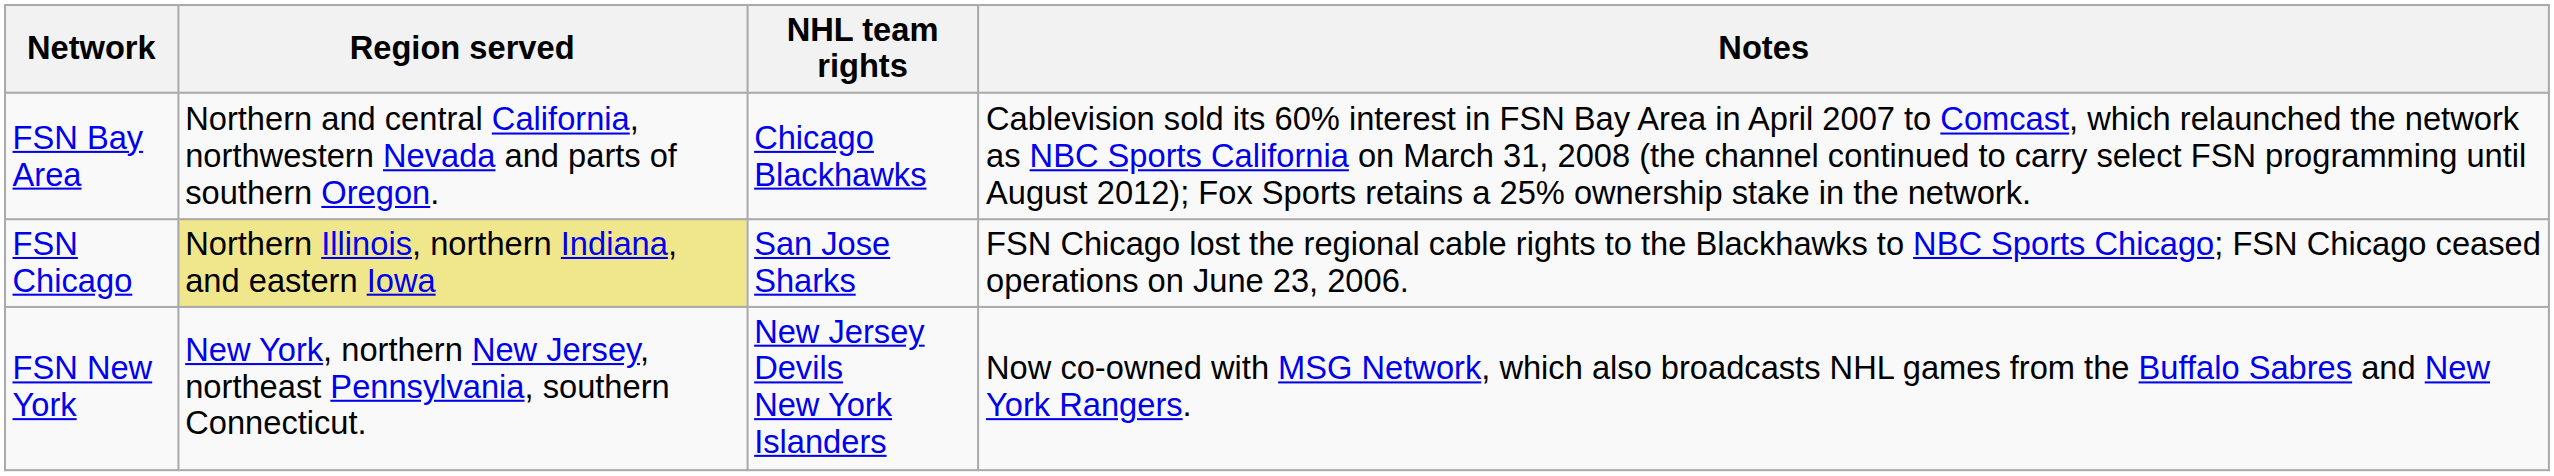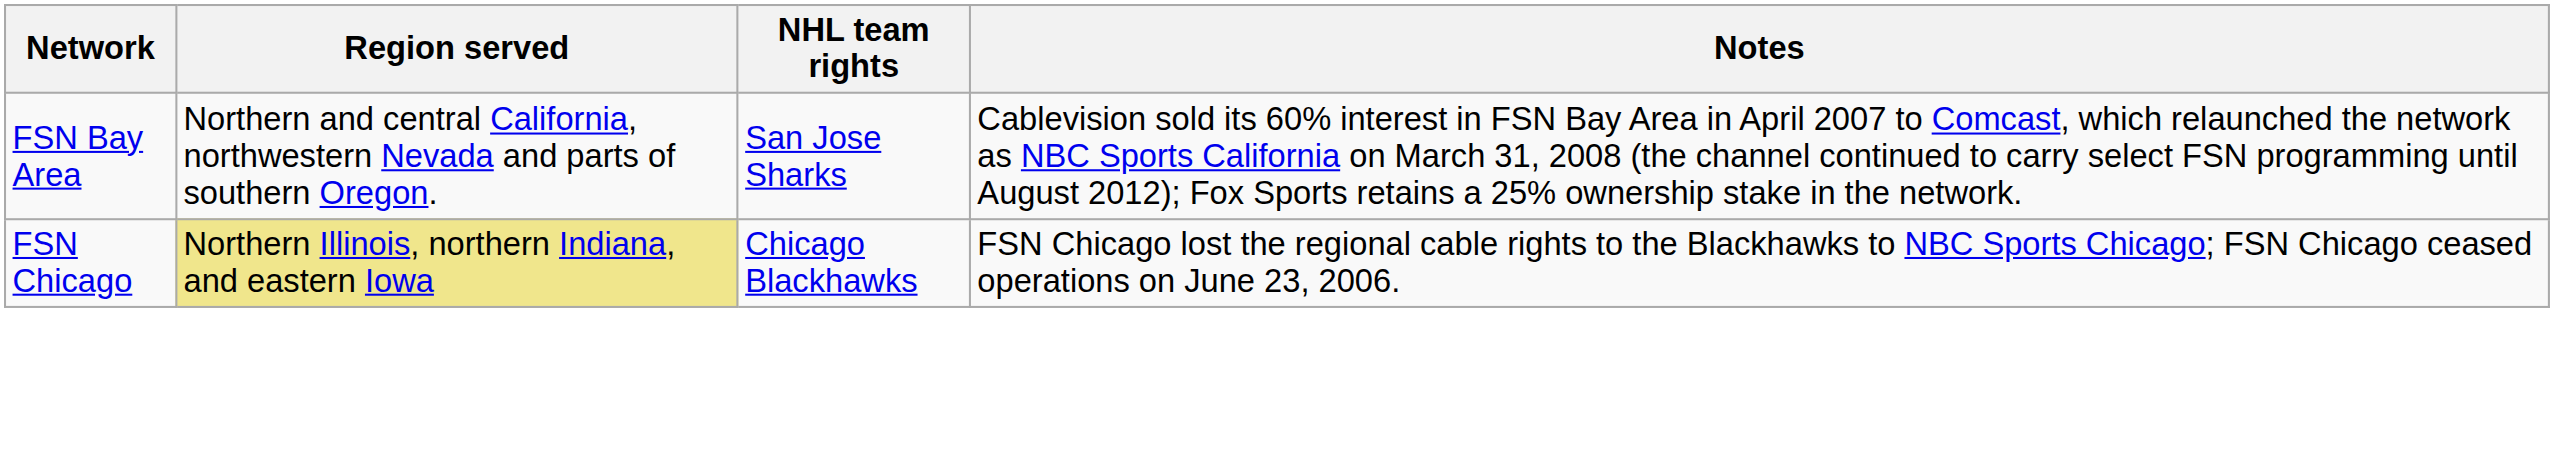(840, 155) Chicago Blackhawks -> (813, 155) San Jose Sharks
(822, 262) San Jose Sharks -> (831, 262) Chicago Blackhawks
- row: (82, 387)
